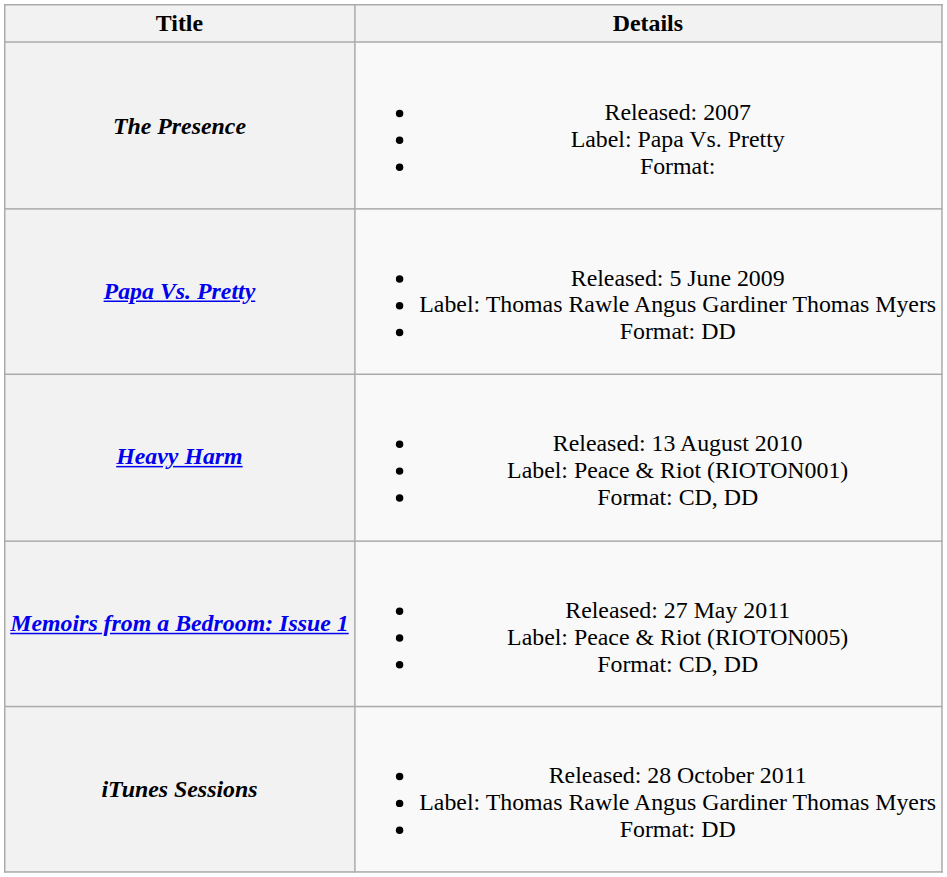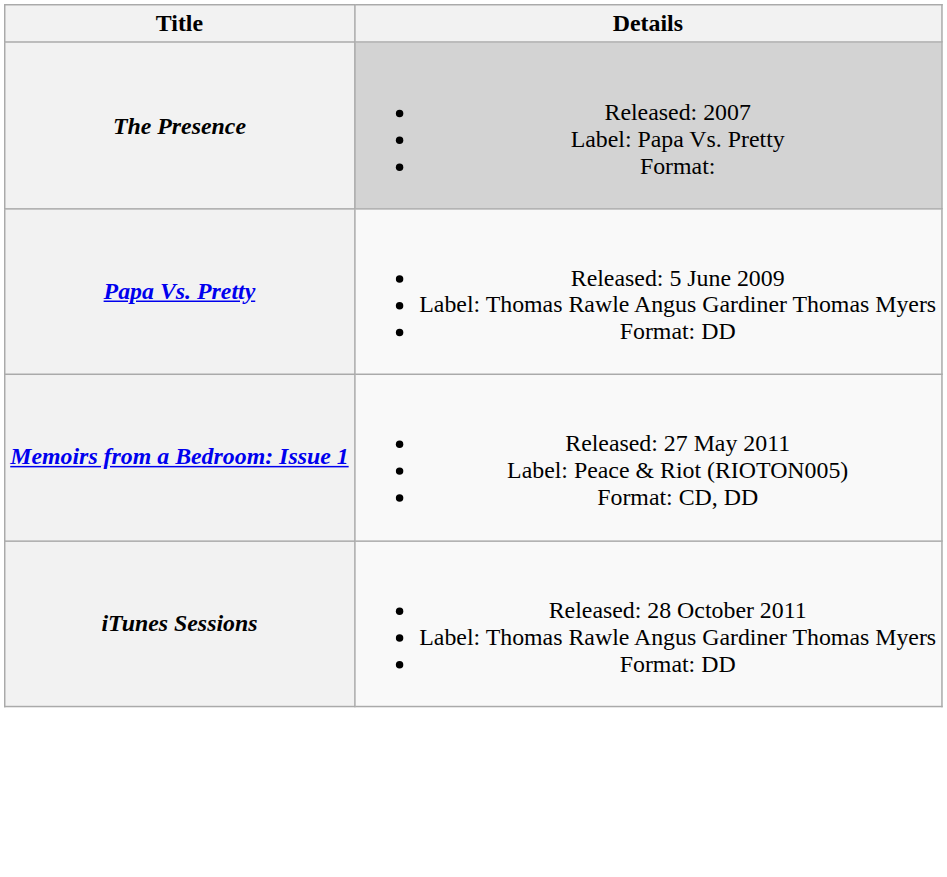(648, 139) no background -> (648, 139) lightgrey background
- row: (179, 457)
